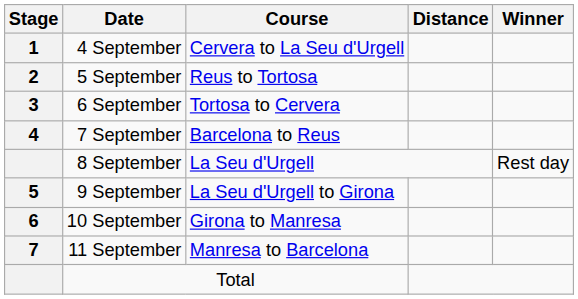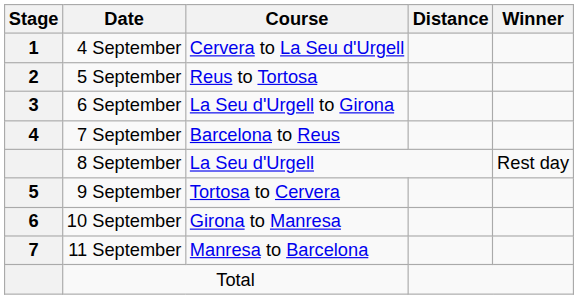(265, 105) Tortosa to Cervera -> (292, 105) La Seu d'Urgell to Girona
(292, 192) La Seu d'Urgell to Girona -> (265, 192) Tortosa to Cervera
